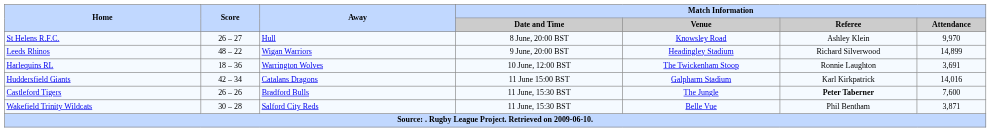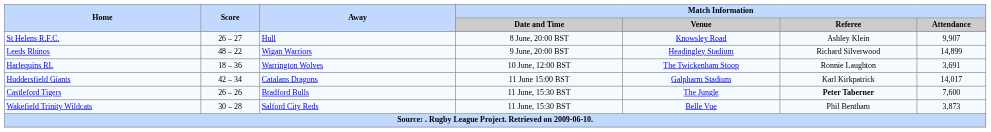(951, 38) 9,970 -> (951, 38) 9,907
(951, 79) 14,016 -> (951, 79) 14,017
(951, 106) 3,871 -> (951, 106) 3,873
